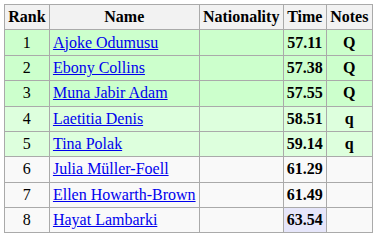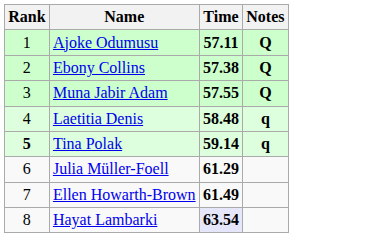- column: (241, 17)
(305, 118) 58.51 -> (221, 118) 58.48
(27, 144) normal -> (27, 144) bold
